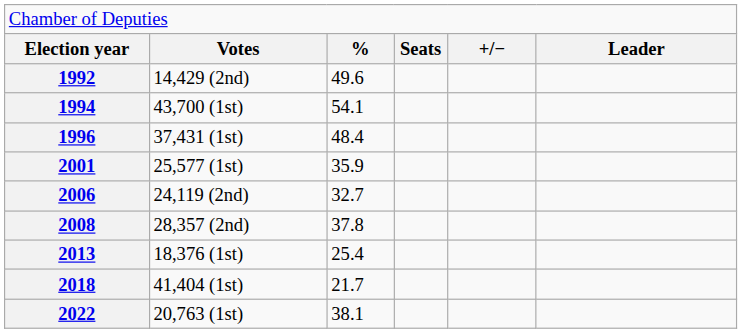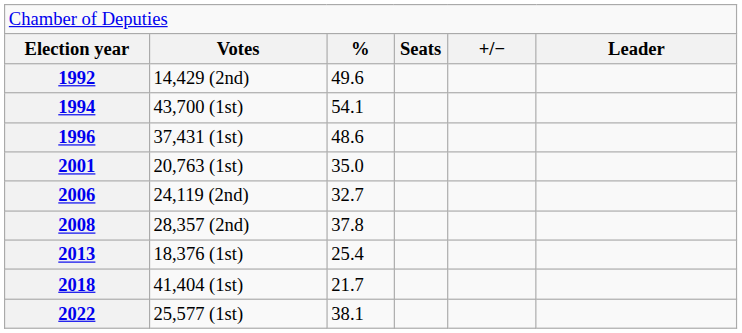(348, 136) 48.4 -> (348, 136) 48.6
(198, 166) 25,577 (1st) -> (198, 166) 20,763 (1st)
(348, 166) 35.9 -> (348, 166) 35.0
(198, 313) 20,763 (1st) -> (198, 313) 25,577 (1st)
